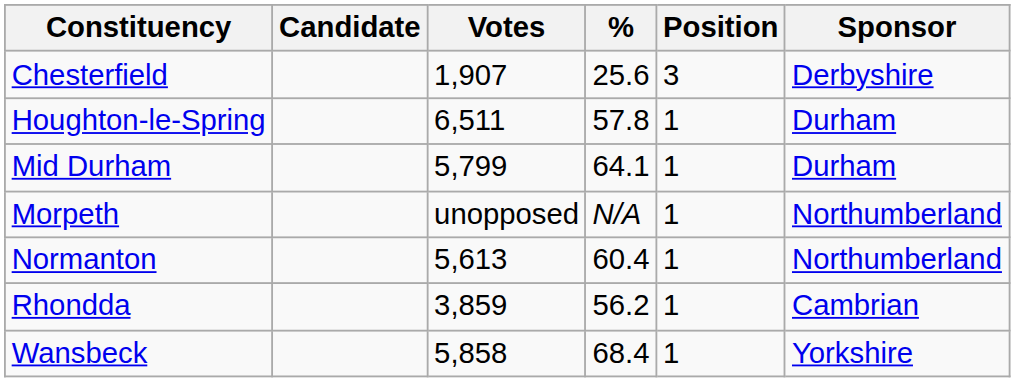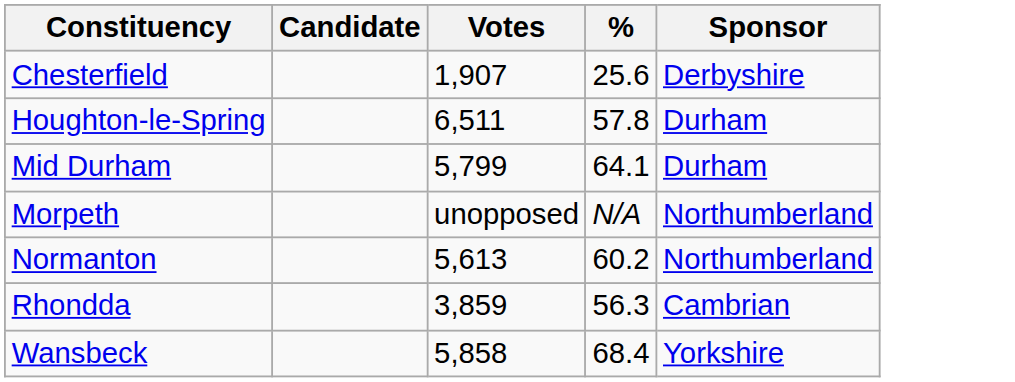- column: (721, 27)
(621, 259) 60.4 -> (621, 259) 60.2
(621, 306) 56.2 -> (621, 306) 56.3
